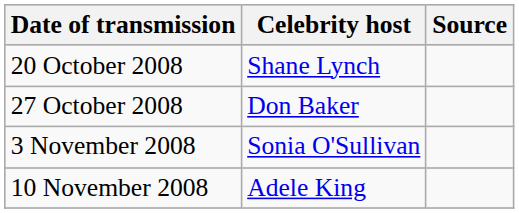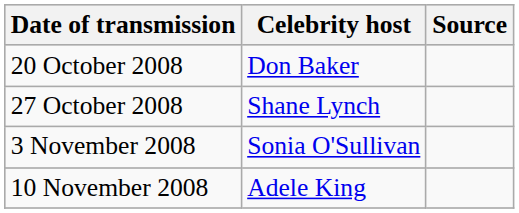(314, 65) Shane Lynch -> (303, 65) Don Baker
(303, 106) Don Baker -> (314, 106) Shane Lynch
